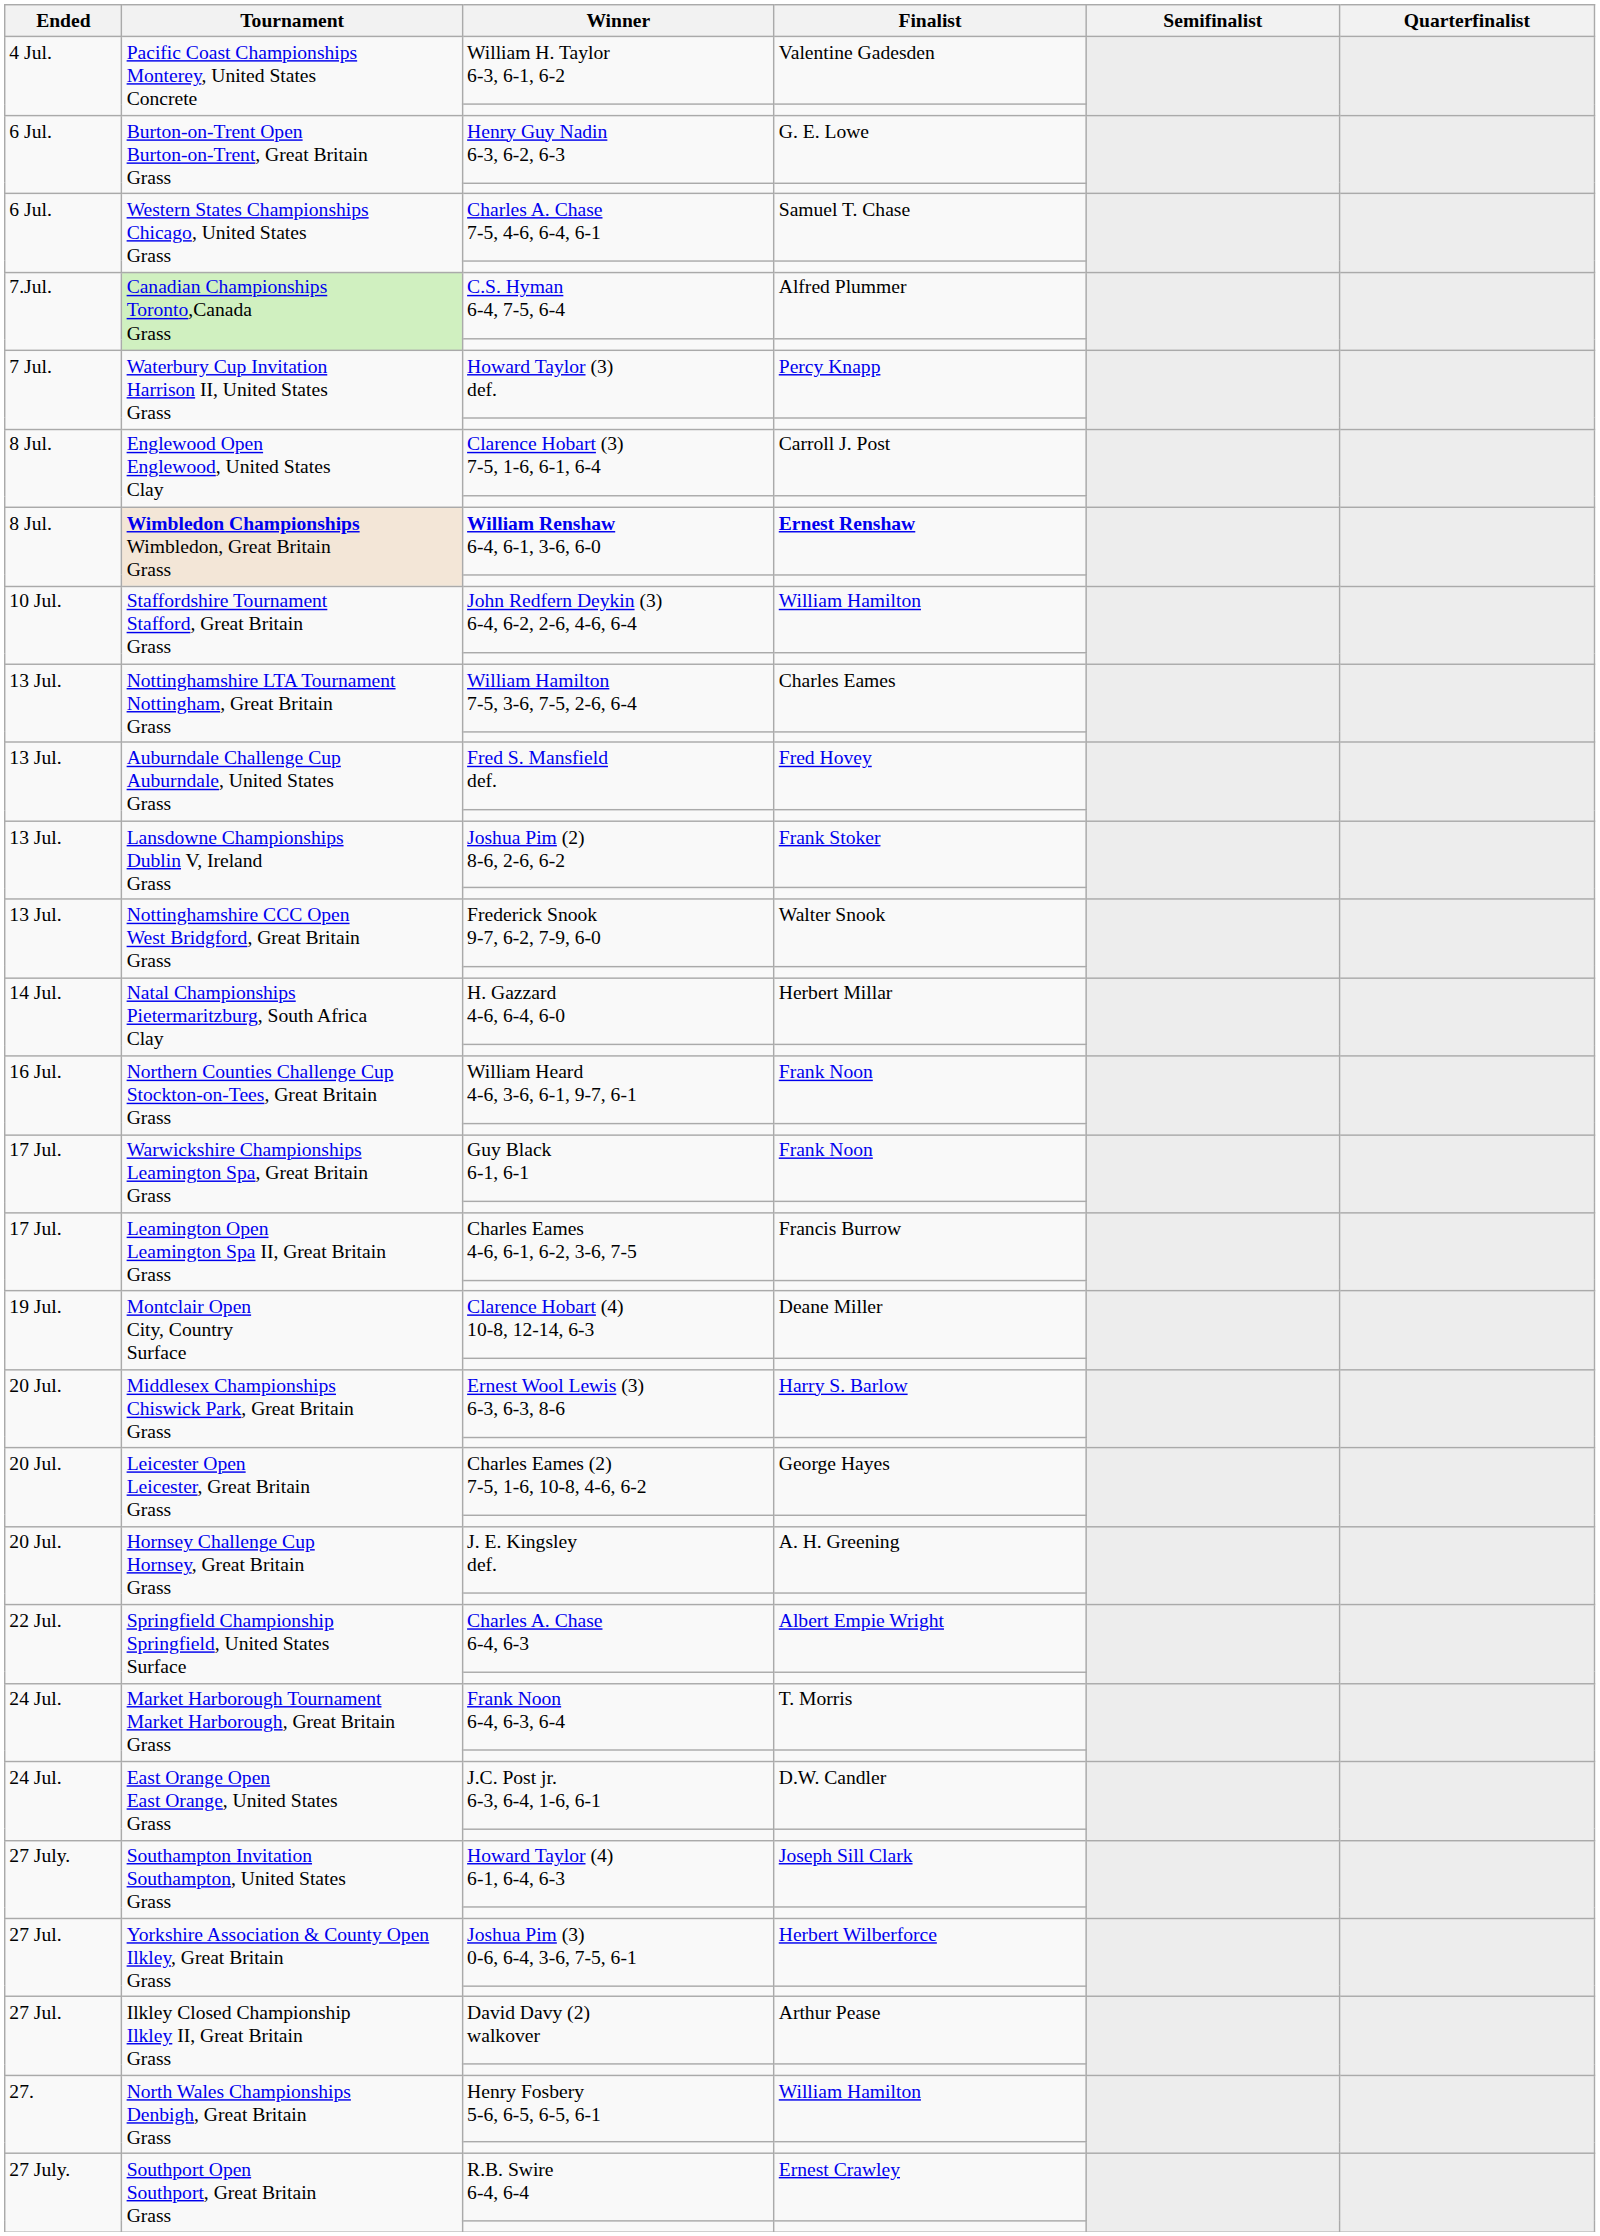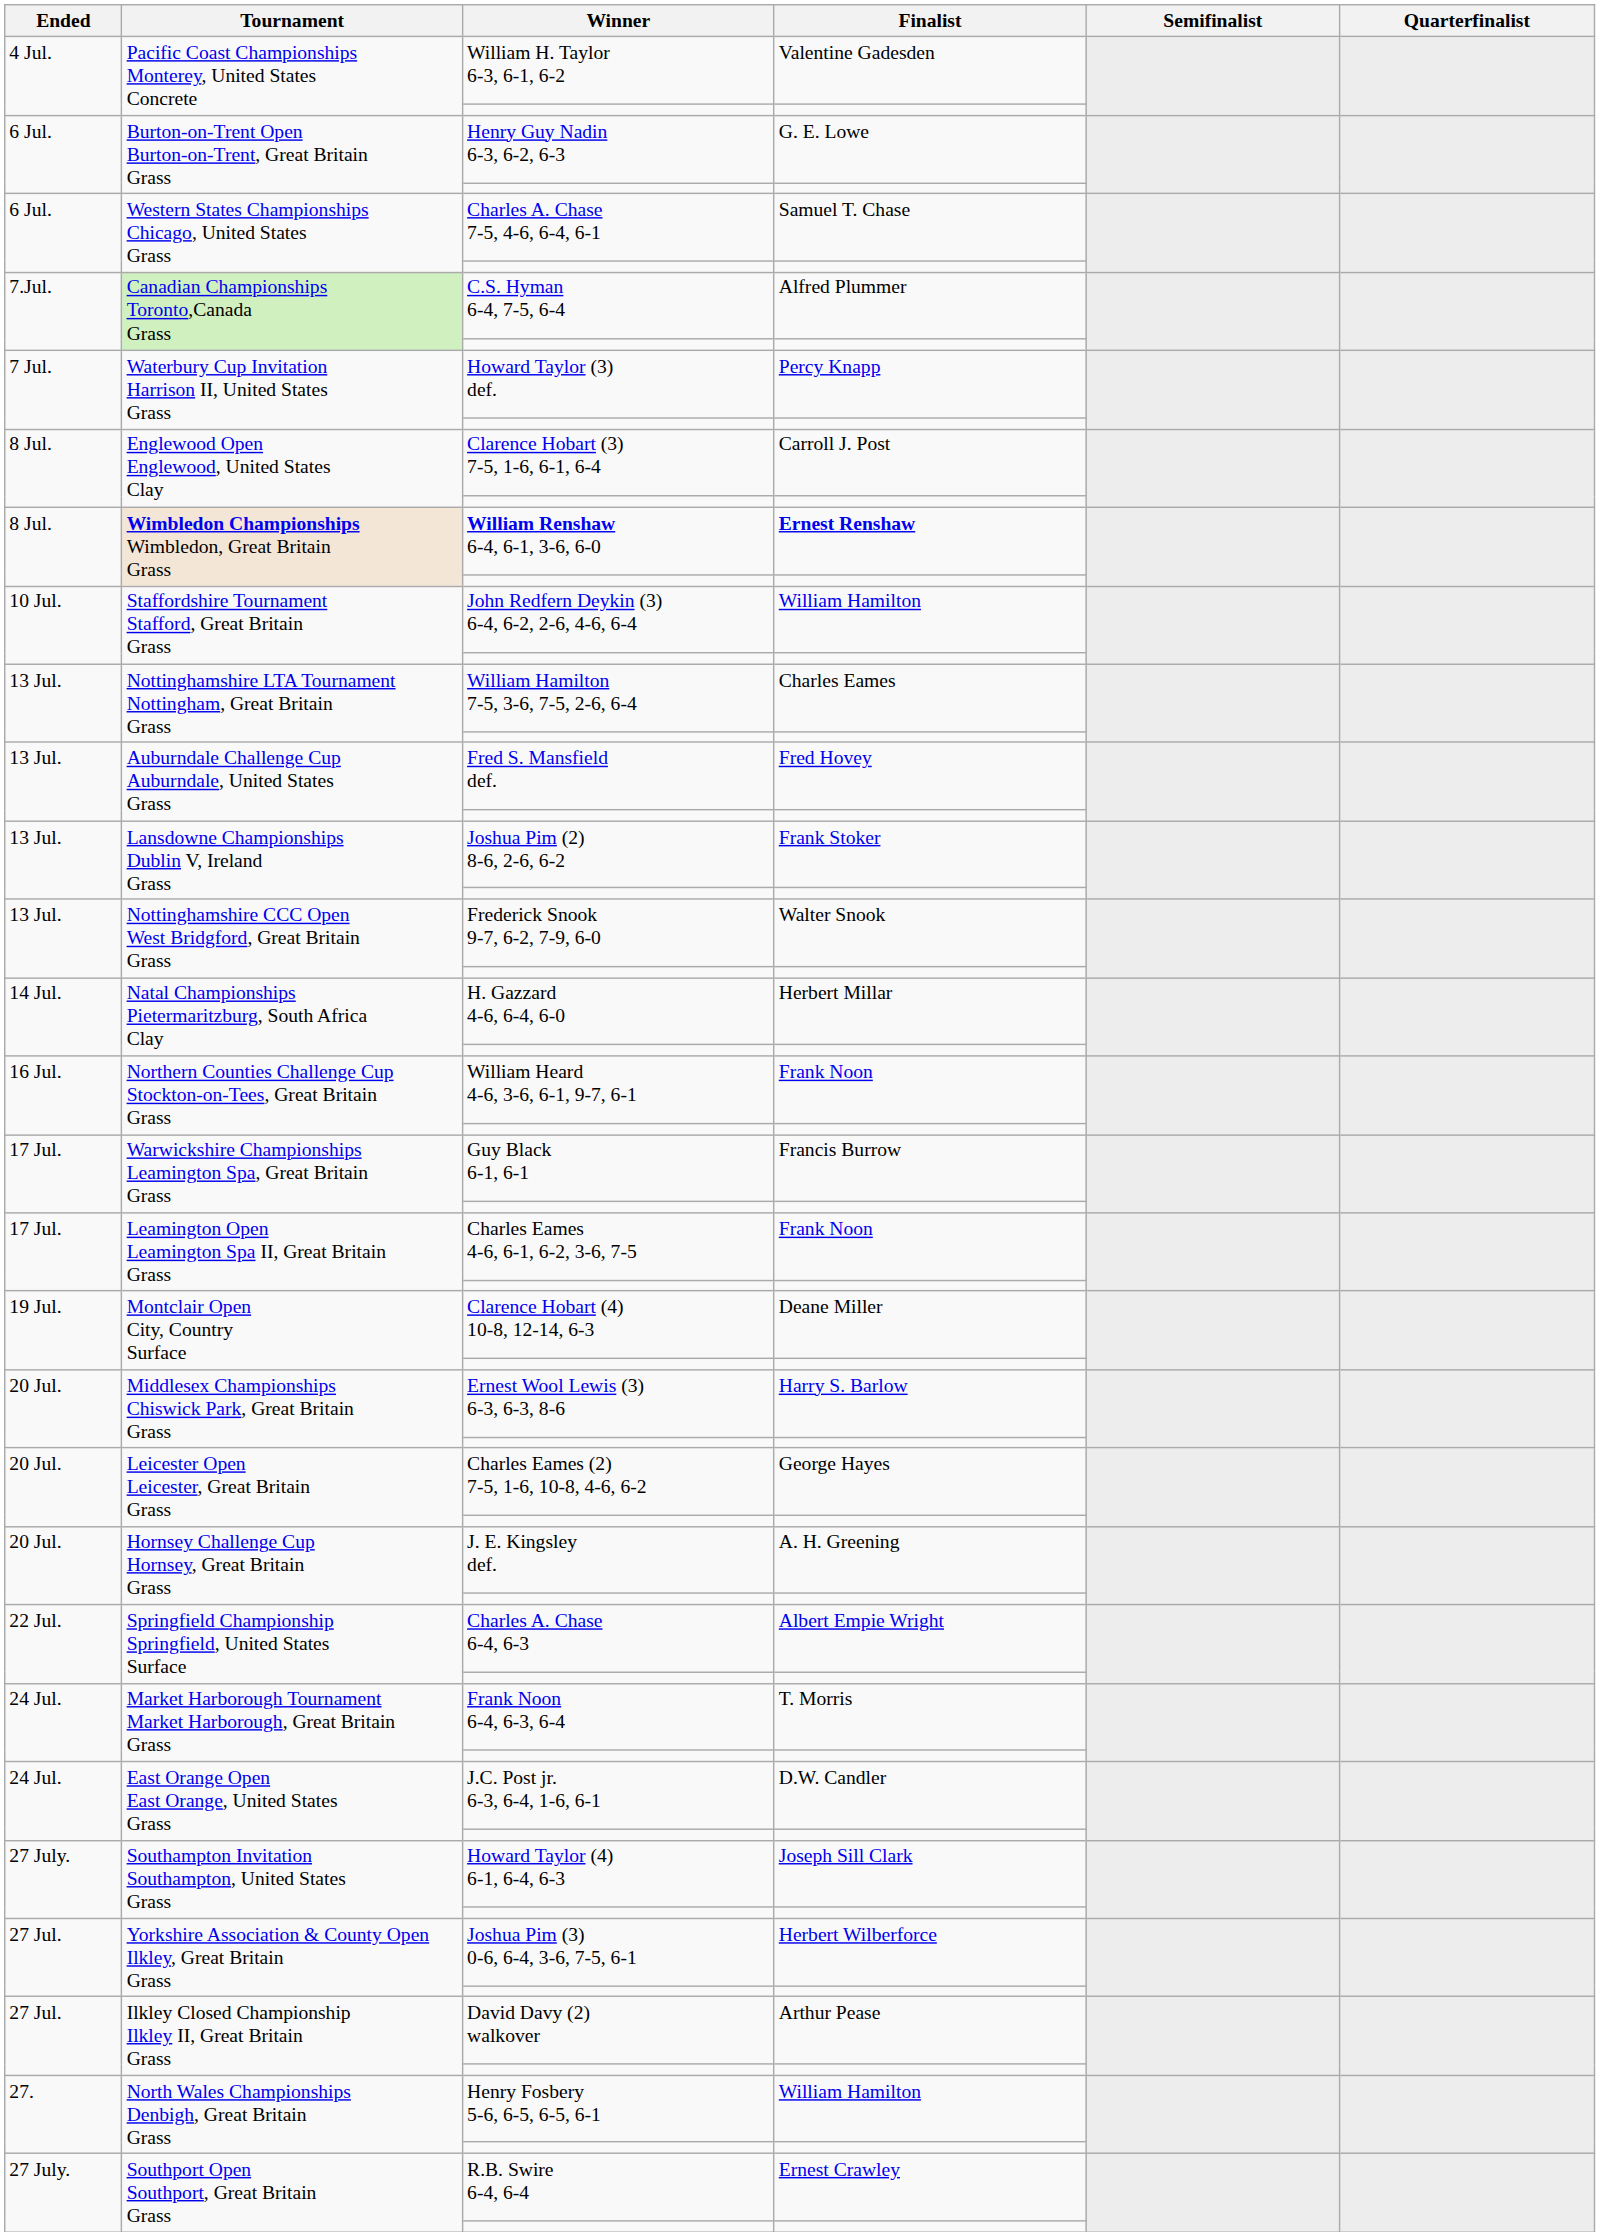(826, 1150) Frank Noon -> (840, 1150) Francis Burrow
(840, 1228) Francis Burrow -> (826, 1228) Frank Noon
